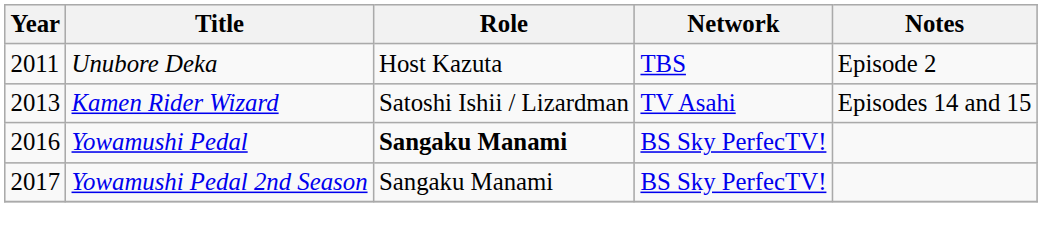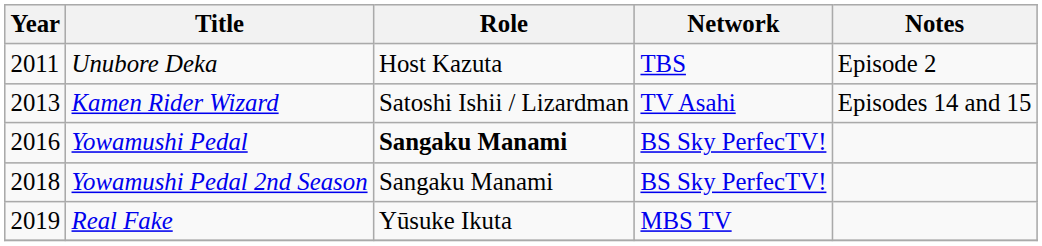(35, 181) 2017 -> (35, 181) 2018
+ row: (122, 220)
